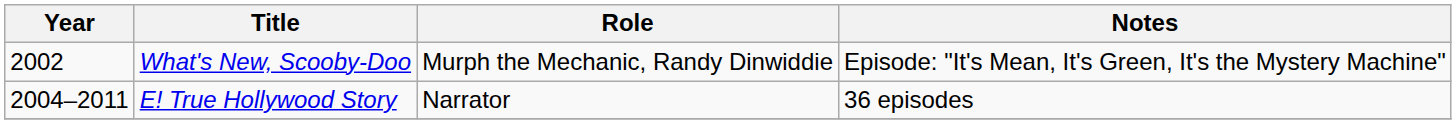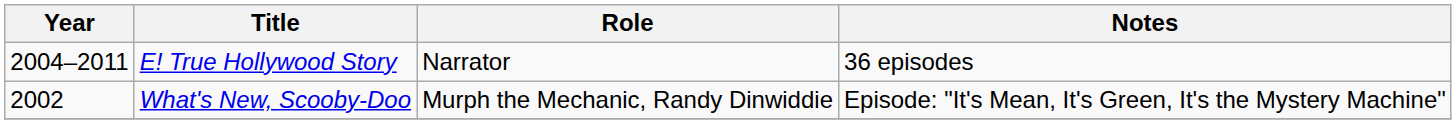rows swapped: (275, 61) <-> (268, 99)
